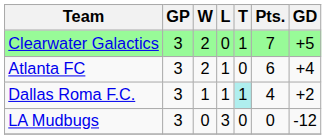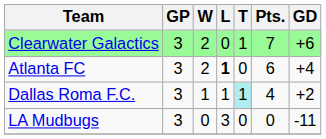(305, 43) +5 -> (305, 43) +6
(225, 69) normal -> (225, 69) bold
(305, 120) -12 -> (305, 120) -11
